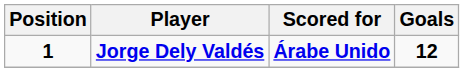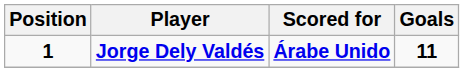(427, 51) 12 -> (427, 51) 11
